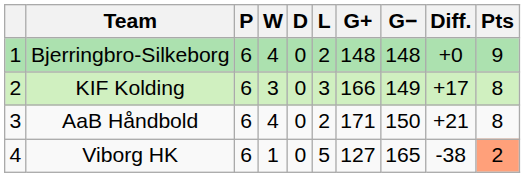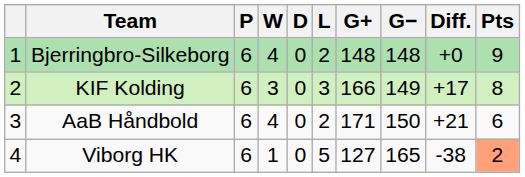(497, 121) 8 -> (497, 121) 6
